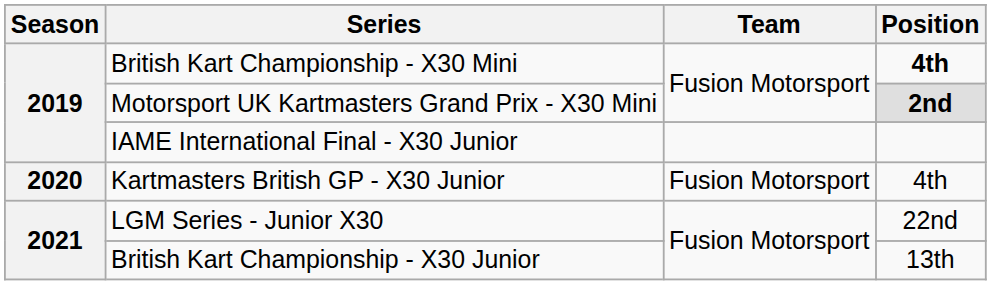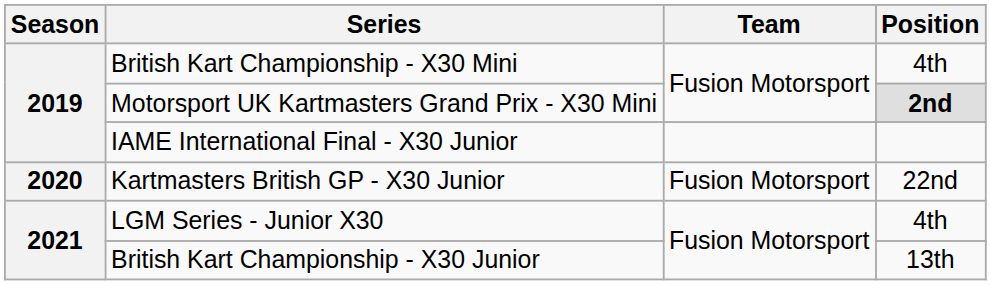(930, 63) bold -> (930, 63) normal
(930, 181) 4th -> (930, 181) 22nd
(930, 220) 22nd -> (930, 220) 4th
